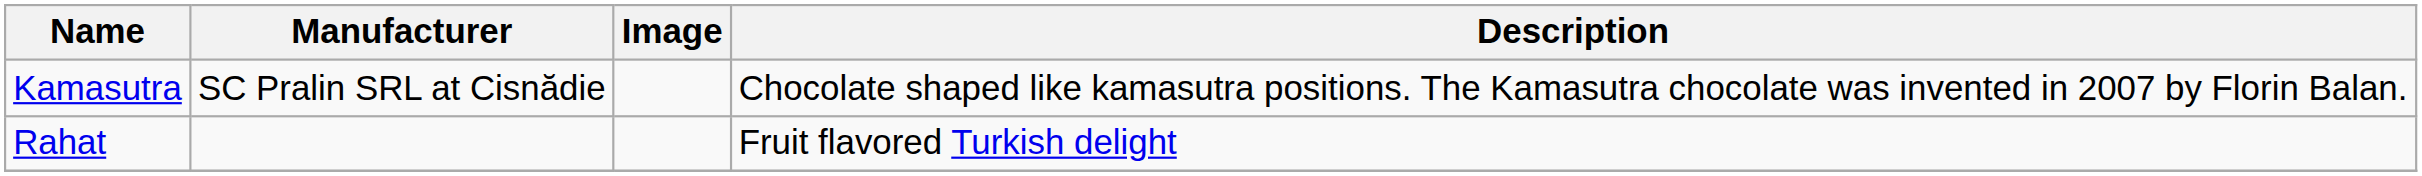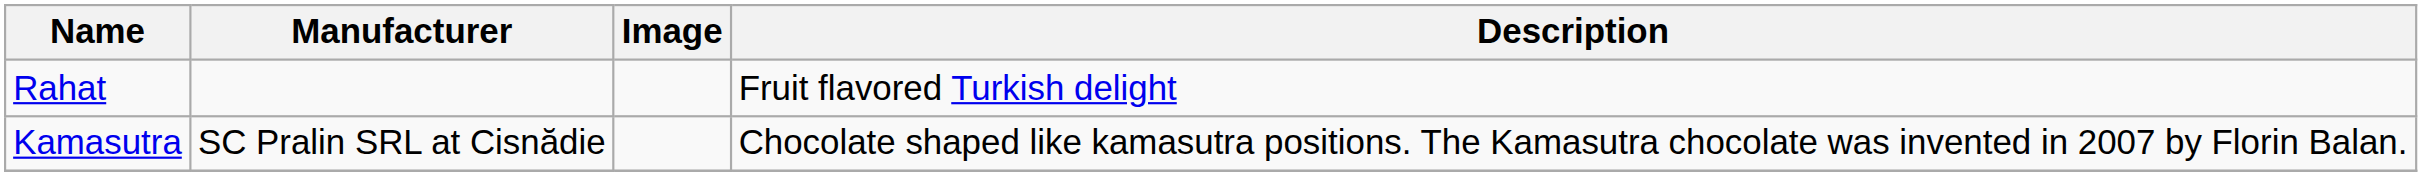rows swapped: (97, 87) <-> (60, 142)
